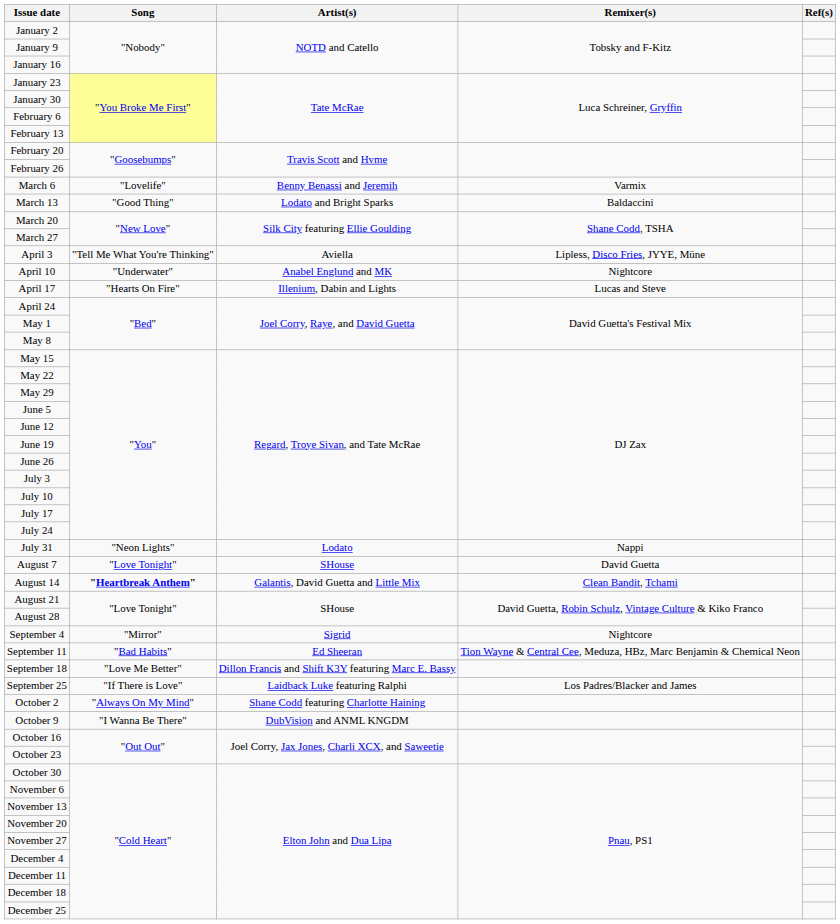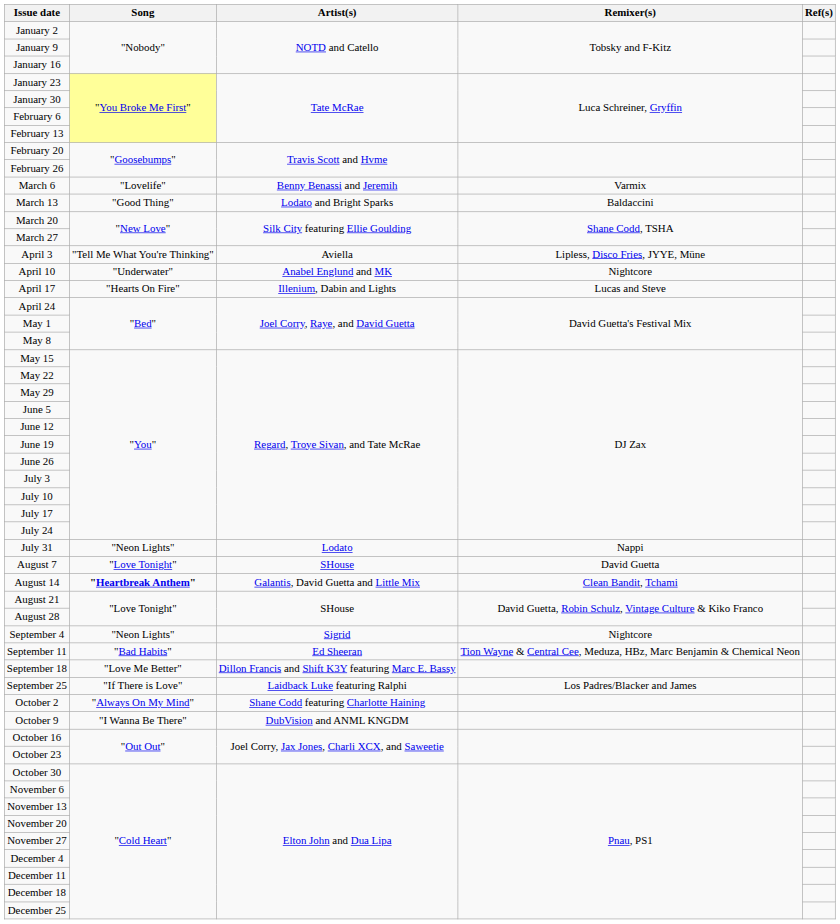(143, 634) "Mirror" -> (143, 634) "Neon Lights"
